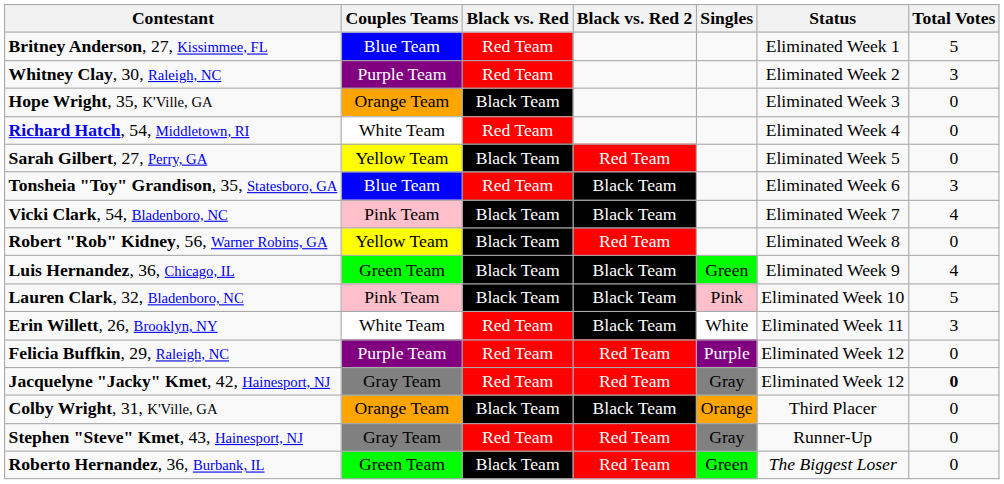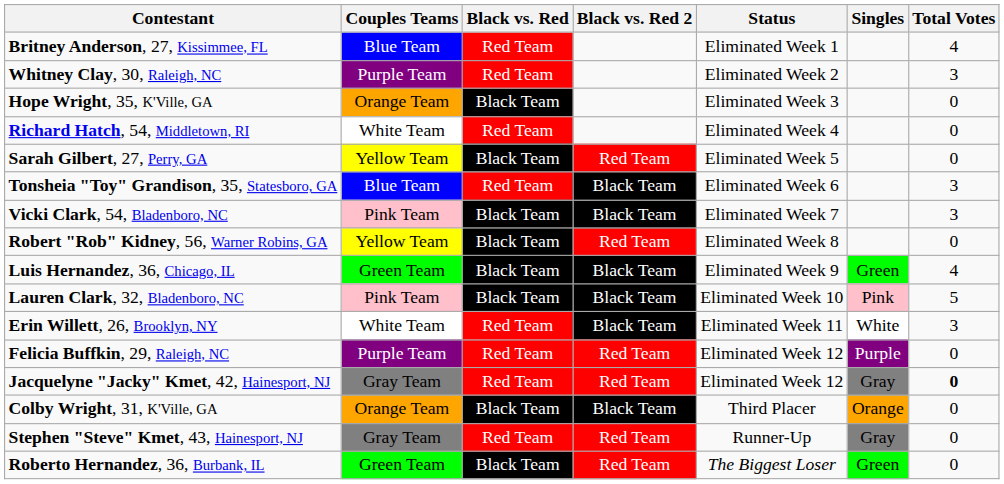columns swapped: (727, 18) <-> (833, 18)
(954, 46) 5 -> (954, 46) 4
(954, 213) 4 -> (954, 213) 3
